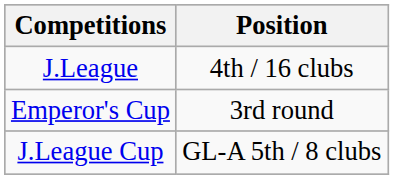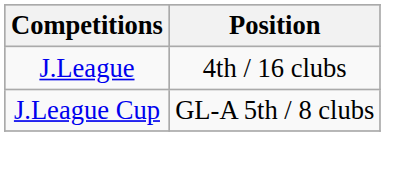- row: (90, 109)
